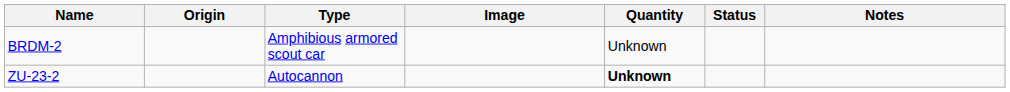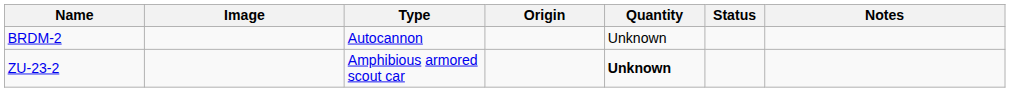columns swapped: (505, 15) <-> (204, 15)
(333, 45) Amphibious armored scout car -> (385, 37) Autocannon
(305, 76) Autocannon -> (413, 68) Amphibious armored scout car
